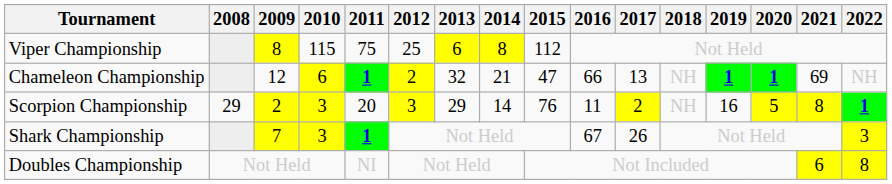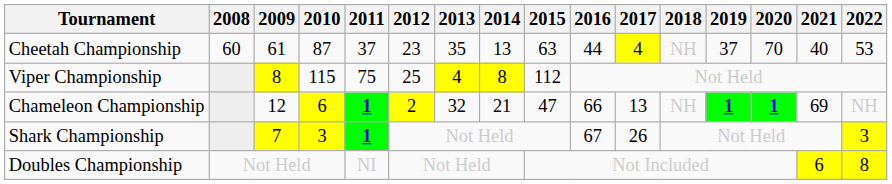+ row: (95, 48)
(457, 48) 6 -> (457, 77) 4
- row: (98, 106)
